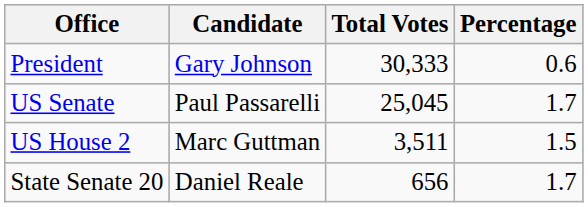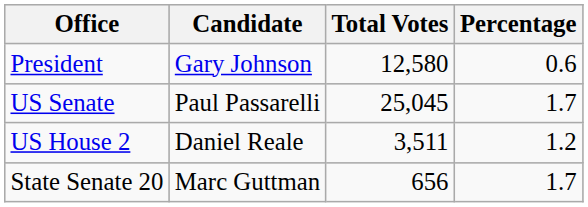(414, 63) 30,333 -> (414, 63) 12,580
(247, 142) Marc Guttman -> (239, 142) Daniel Reale
(561, 142) 1.5 -> (561, 142) 1.2
(239, 181) Daniel Reale -> (247, 181) Marc Guttman
